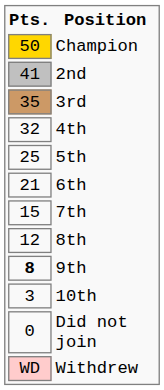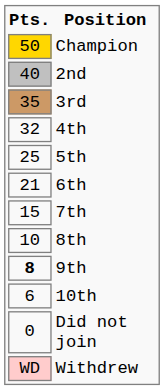(30, 74) 41 -> (30, 74) 40
(30, 240) 12 -> (30, 240) 10
(30, 296) 3 -> (30, 296) 6
